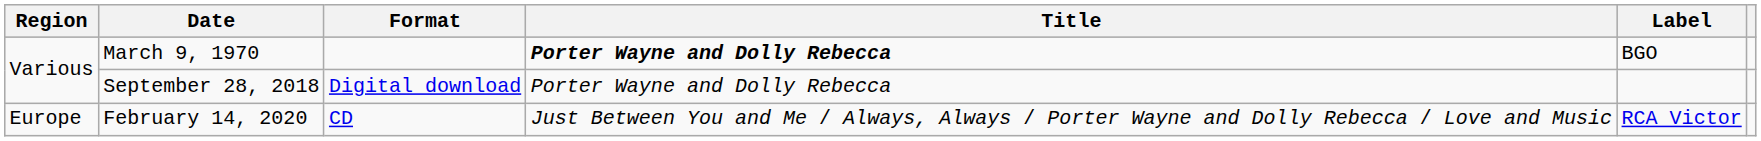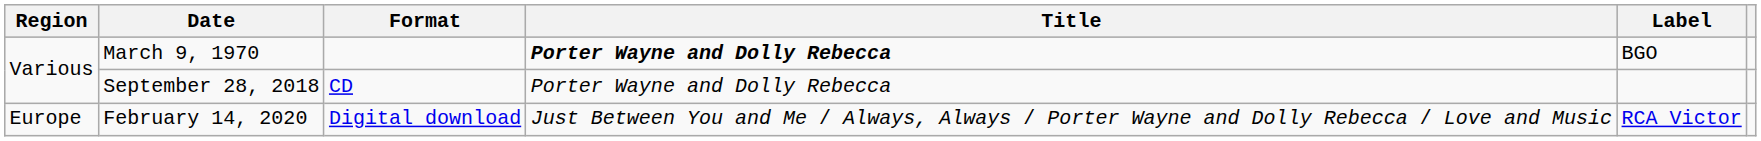(425, 86) Digital download -> (341, 86) CD
(341, 119) CD -> (425, 119) Digital download
